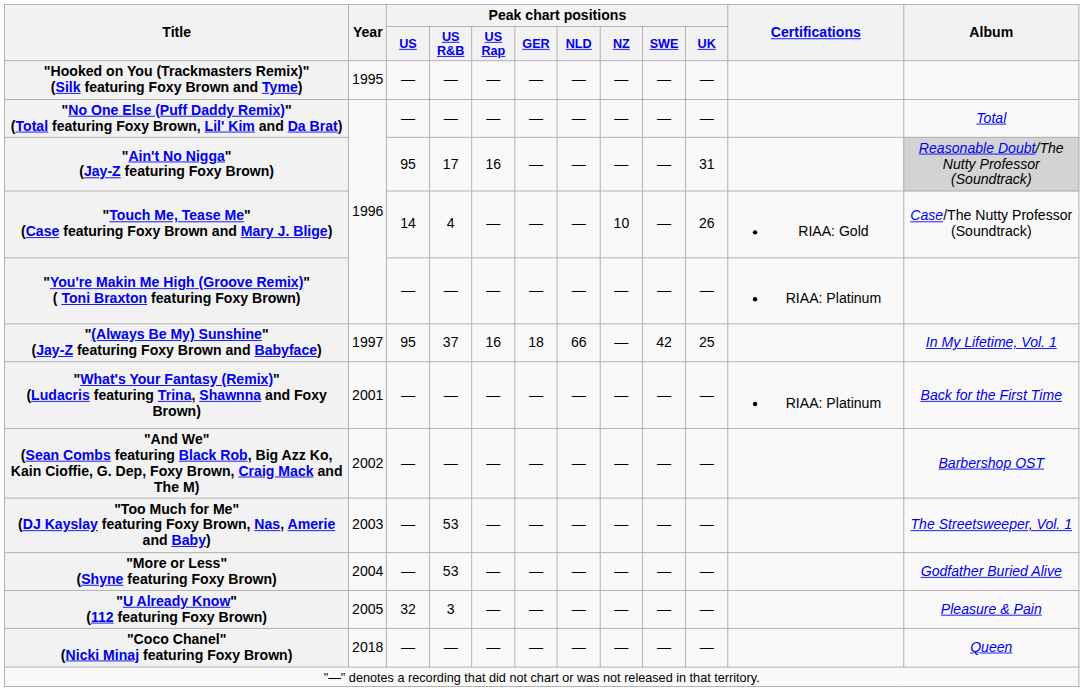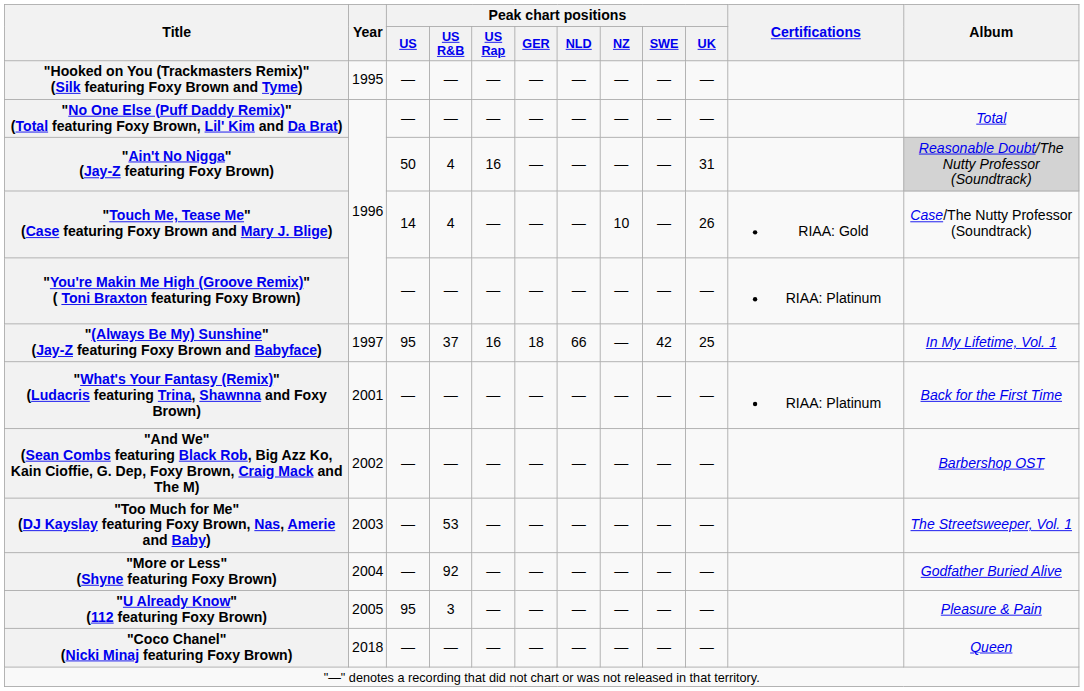(408, 164) 95 -> (408, 164) 50
(451, 164) 17 -> (451, 164) 4
(451, 571) 53 -> (451, 571) 92
(408, 609) 32 -> (408, 609) 95
